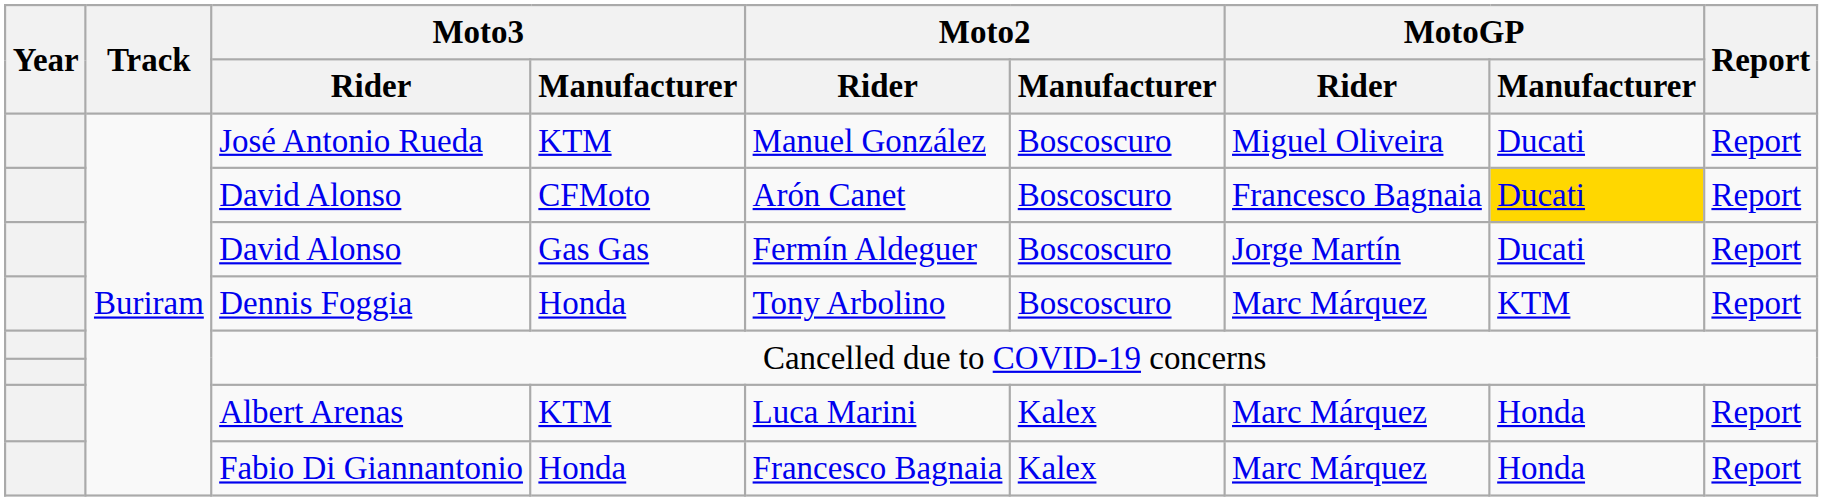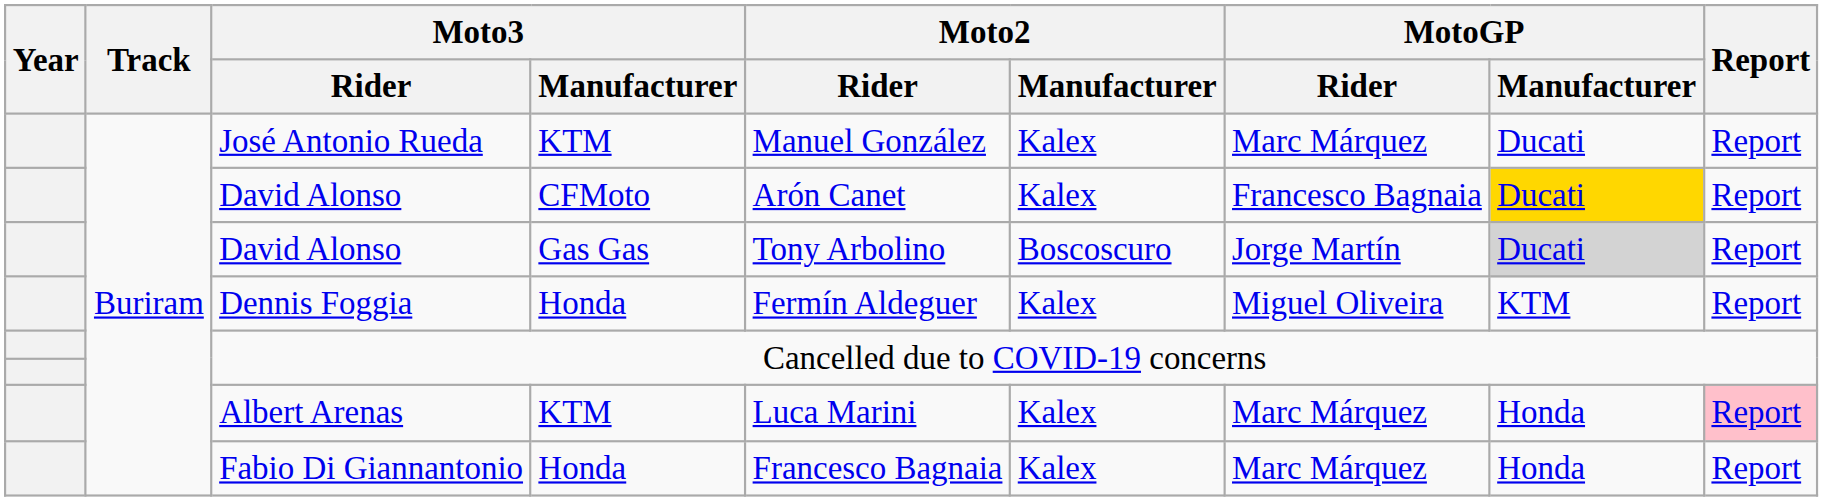(1095, 140) Boscoscuro -> (1057, 140) Kalex
(1338, 140) Miguel Oliveira -> (1329, 140) Marc Márquez
(1095, 195) Boscoscuro -> (1057, 195) Kalex
(865, 249) Fermín Aldeguer -> (849, 249) Tony Arbolino
(1541, 249) no background -> (1541, 249) lightgrey background
(849, 303) Tony Arbolino -> (865, 303) Fermín Aldeguer
(1095, 303) Boscoscuro -> (1057, 303) Kalex
(1329, 303) Marc Márquez -> (1338, 303) Miguel Oliveira
(1756, 412) no background -> (1756, 412) pink background
